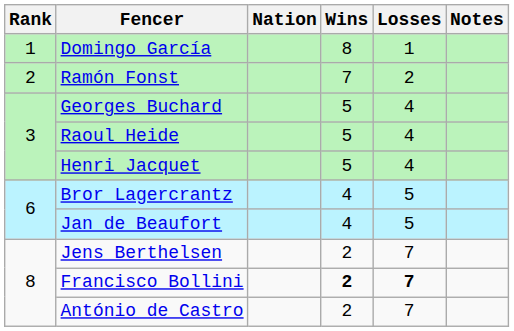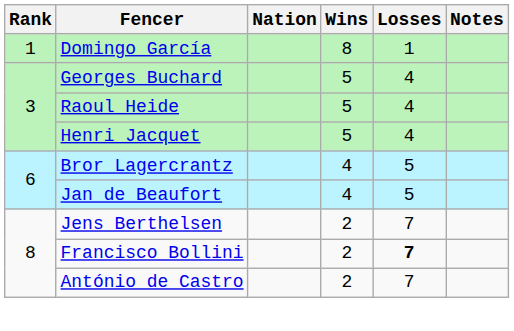- row: (120, 78)
(347, 282) bold -> (347, 253) normal
